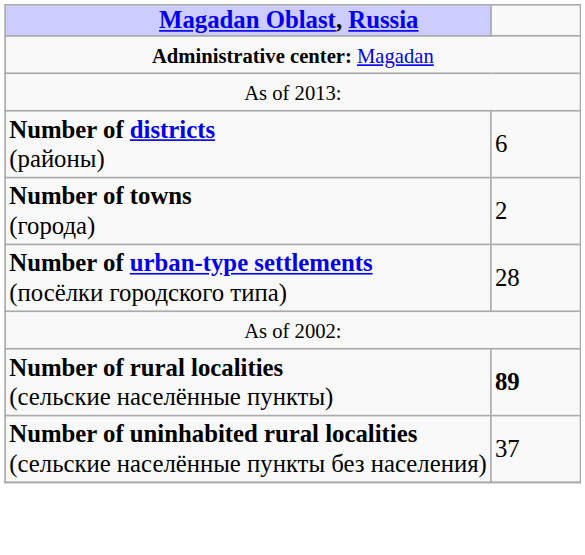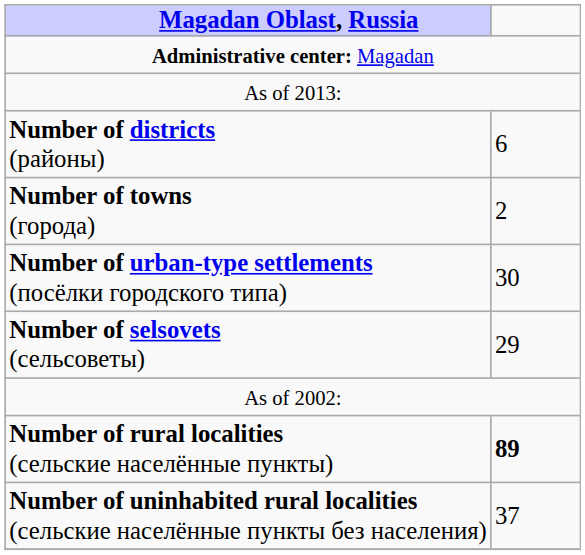(507, 277) 28 -> (507, 277) 30
+ row: (115, 344)
